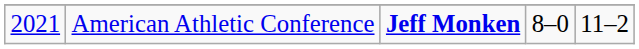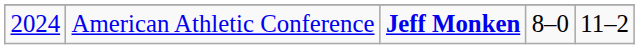(35, 24) 2021 -> (35, 24) 2024
